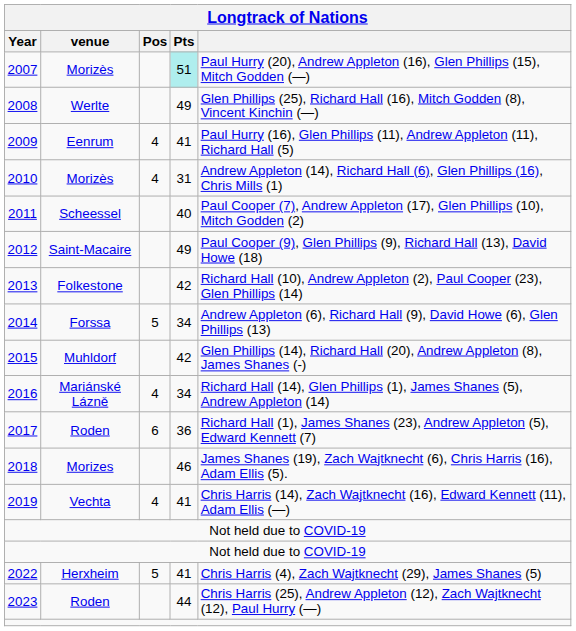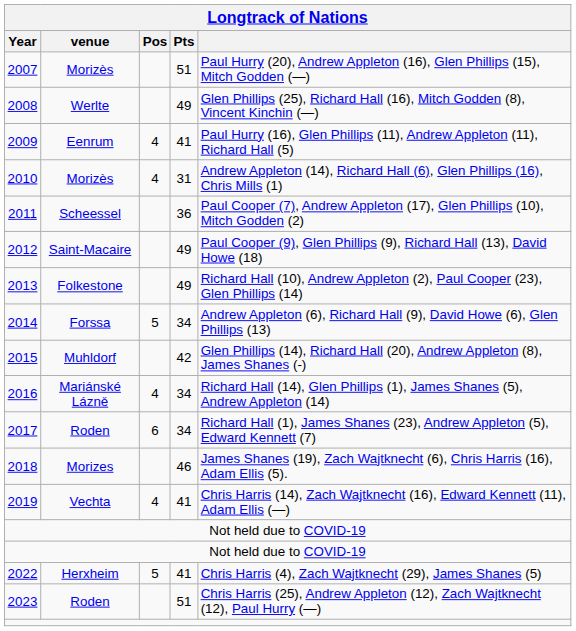(184, 70) paleturquoise background -> (184, 70) no background
(184, 214) 40 -> (184, 214) 36
(184, 286) 42 -> (184, 286) 49
(184, 430) 36 -> (184, 430) 34
(184, 602) 44 -> (184, 602) 51
